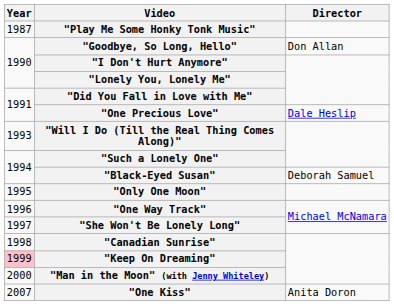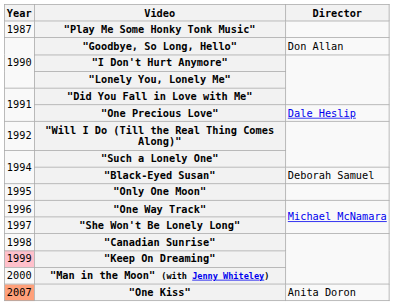(19, 136) 1993 -> (19, 136) 1992
(19, 292) no background -> (19, 292) lightsalmon background
